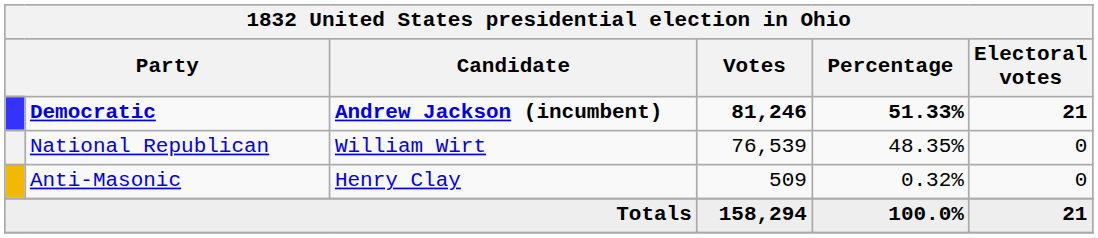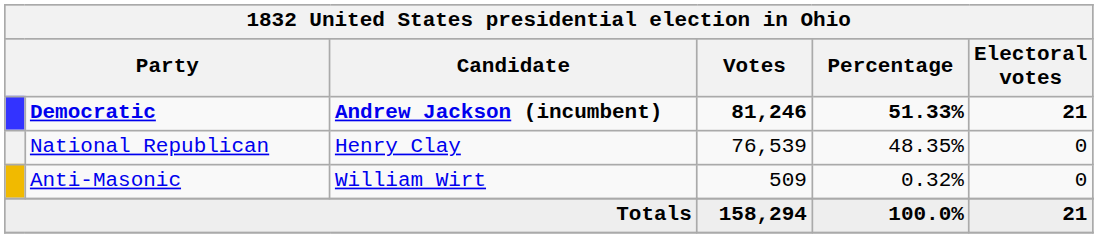(410, 148) William Wirt -> (398, 148) Henry Clay
(398, 182) Henry Clay -> (410, 182) William Wirt
